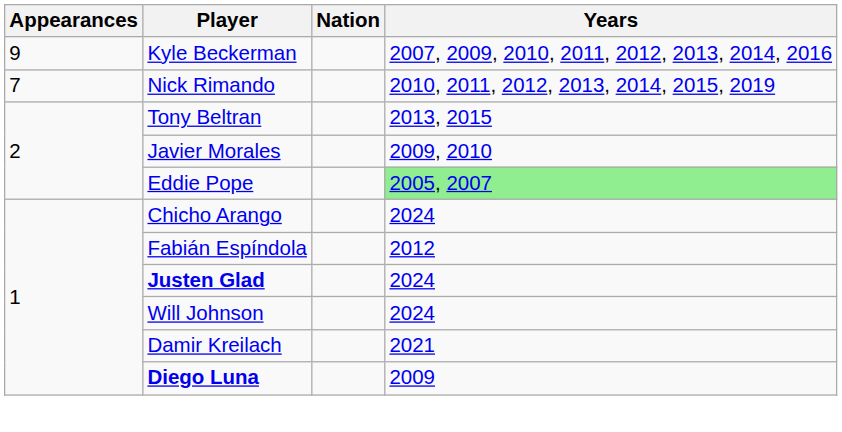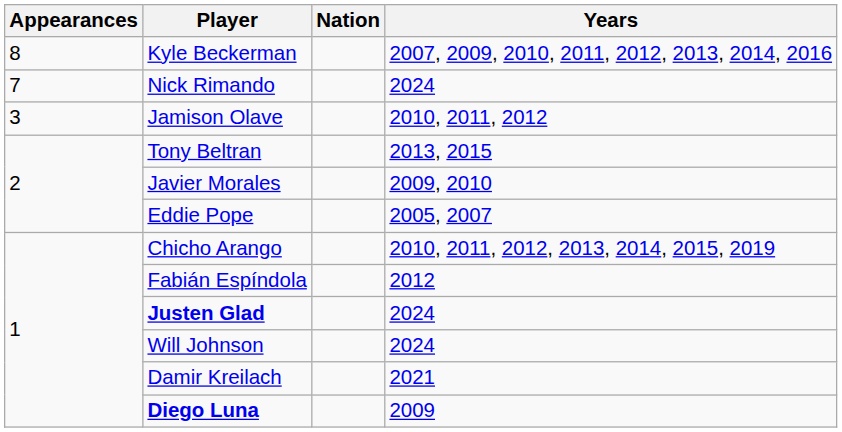(15, 53) 9 -> (15, 53) 8
(582, 85) 2010, 2011, 2012, 2013, 2014, 2015, 2019 -> (412, 85) 2024
+ row: (215, 118)
(441, 183) lightgreen background -> (441, 215) no background
(412, 215) 2024 -> (582, 248) 2010, 2011, 2012, 2013, 2014, 2015, 2019
